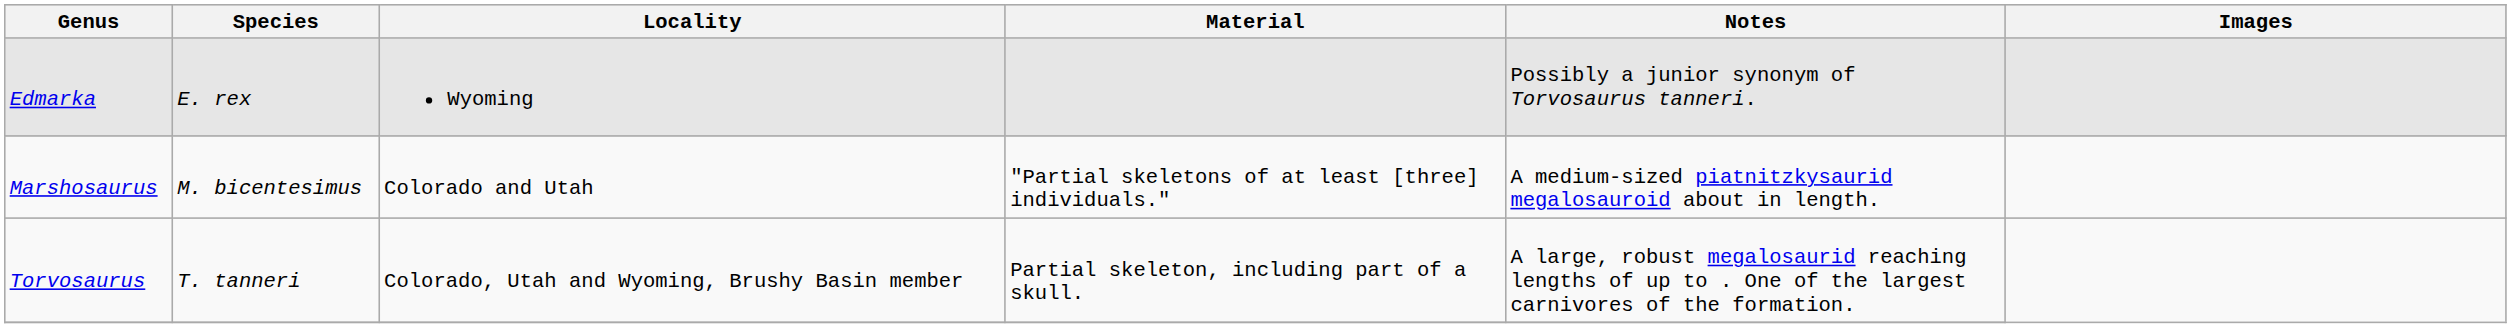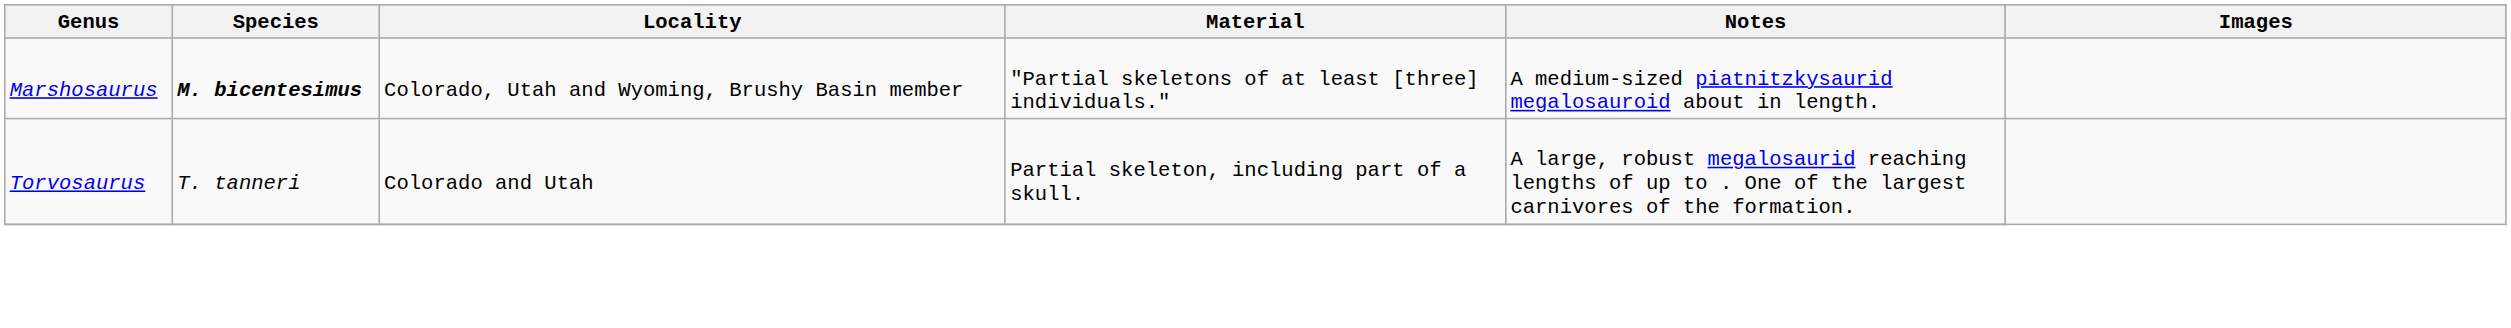- row: (53, 99)
(270, 189) normal -> (270, 91) bold
(489, 189) Colorado and Utah -> (674, 91) Colorado, Utah and Wyoming, Brushy Basin member
(674, 282) Colorado, Utah and Wyoming, Brushy Basin member -> (489, 183) Colorado and Utah
